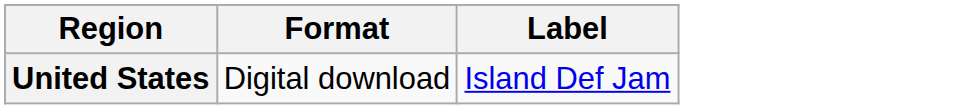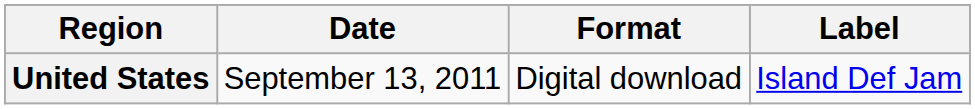+ column: (362, 28)
